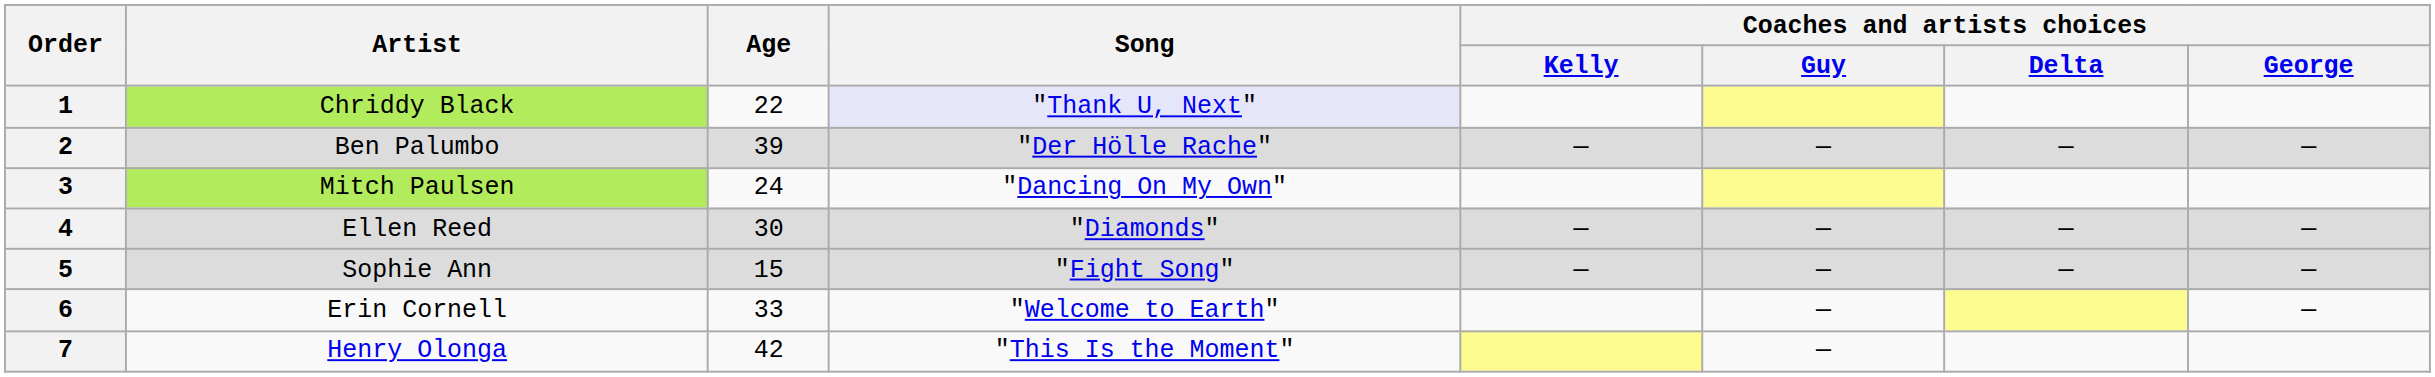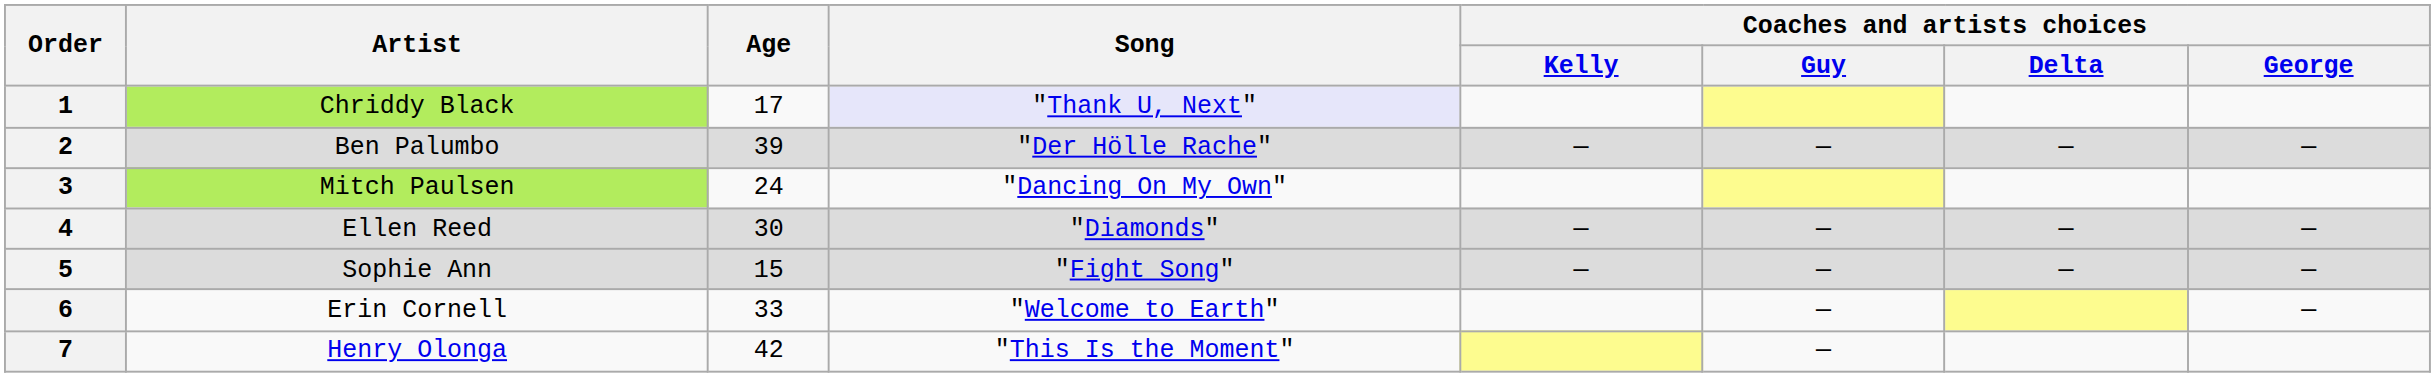(769, 107) 22 -> (769, 107) 17
